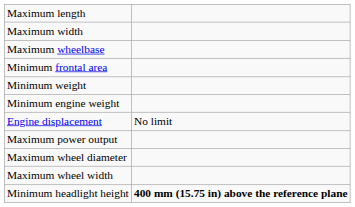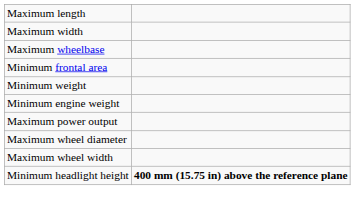- row: (54, 121)
